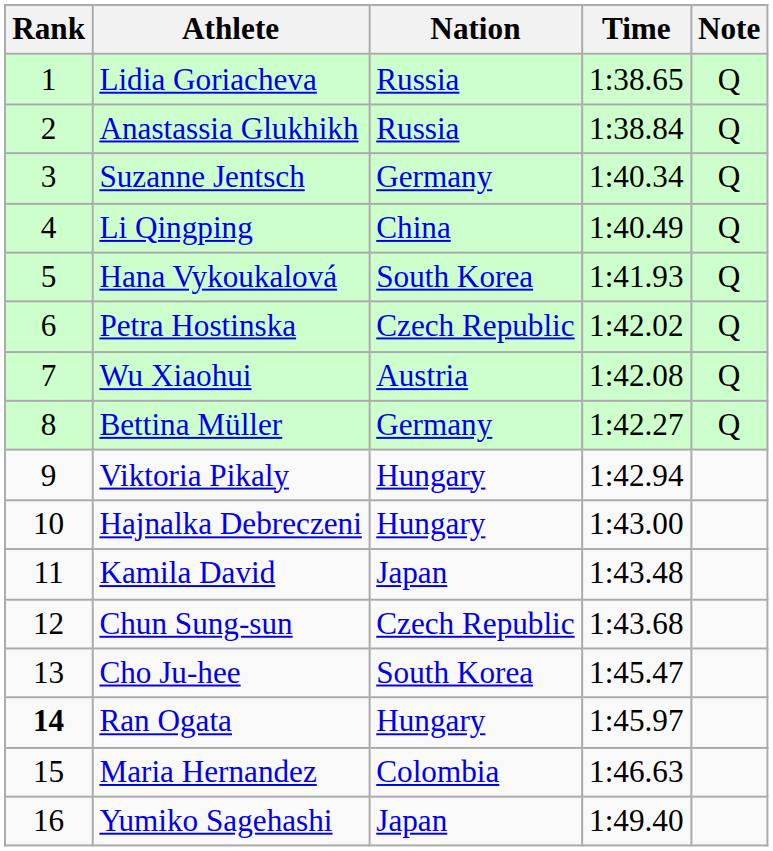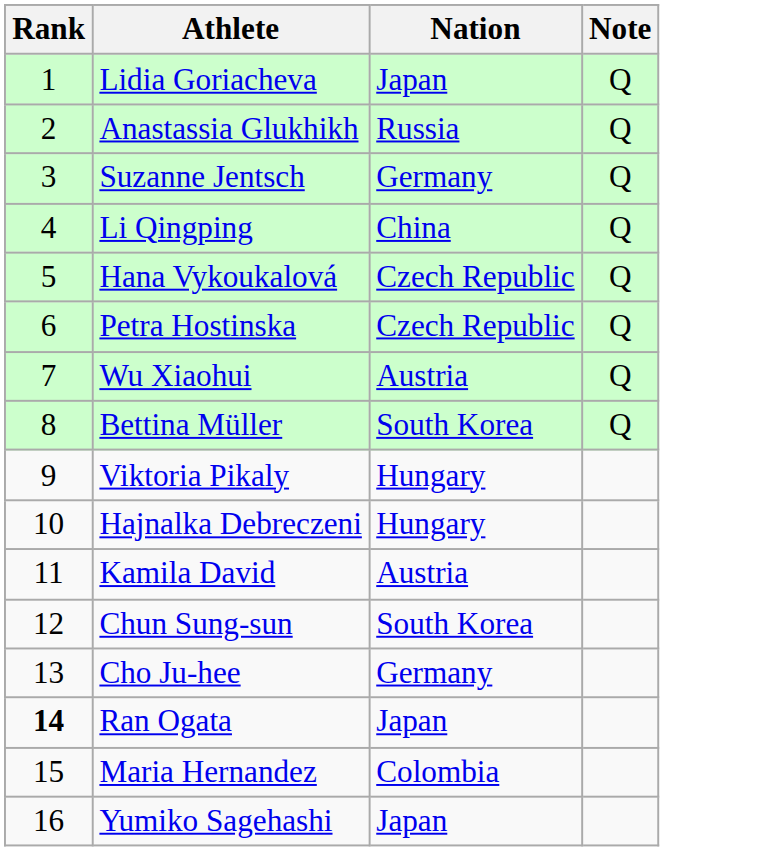- column: (636, 29)
(418, 78) Russia -> (412, 78) Japan
(455, 276) South Korea -> (475, 276) Czech Republic
(434, 425) Germany -> (455, 425) South Korea
(412, 573) Japan -> (422, 573) Austria
(475, 623) Czech Republic -> (455, 623) South Korea
(455, 672) South Korea -> (434, 672) Germany
(431, 721) Hungary -> (412, 721) Japan
